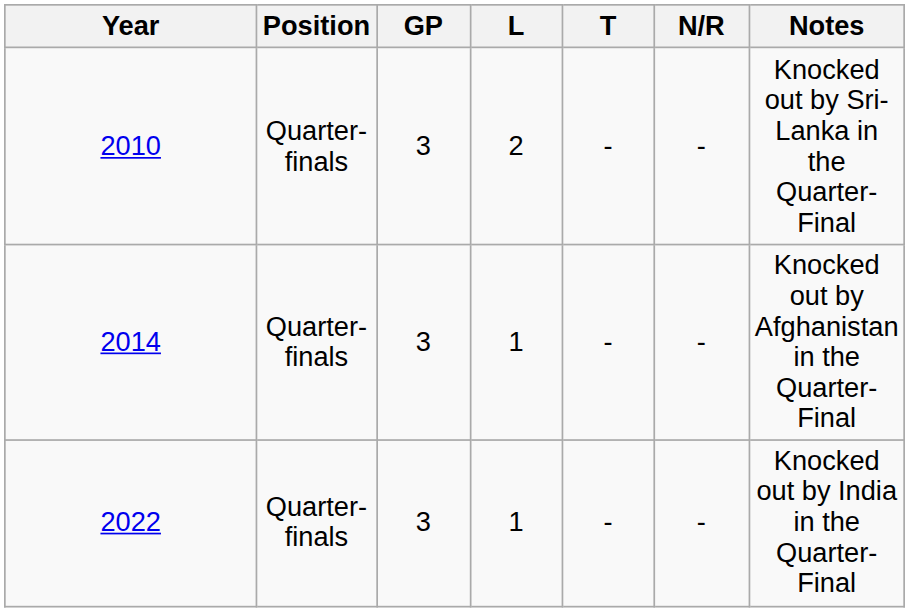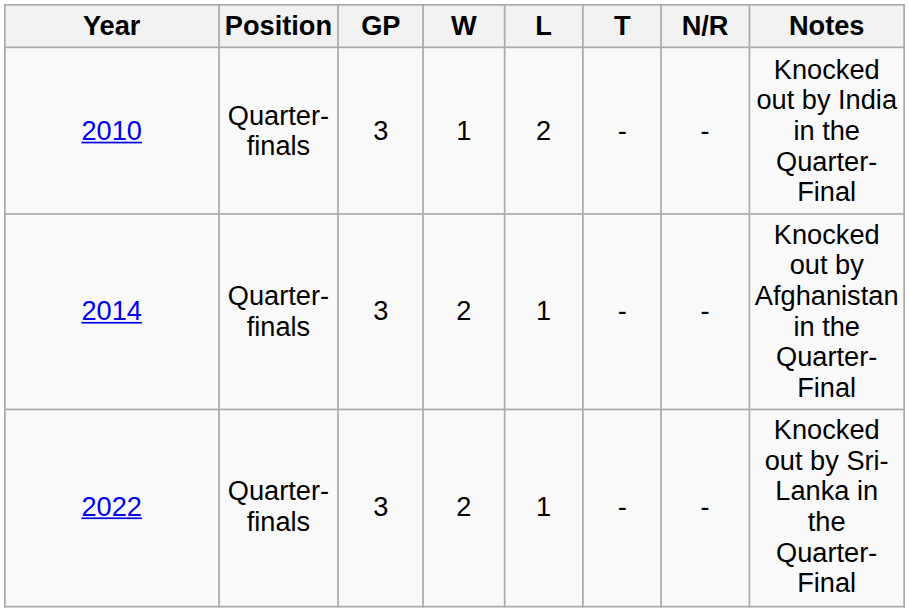+ column: (464, 26)
(827, 145) Knocked out by Sri-Lanka in the Quarter-Final -> (827, 130) Knocked out by India in the Quarter-Final
(827, 522) Knocked out by India in the Quarter-Final -> (827, 507) Knocked out by Sri-Lanka in the Quarter-Final
